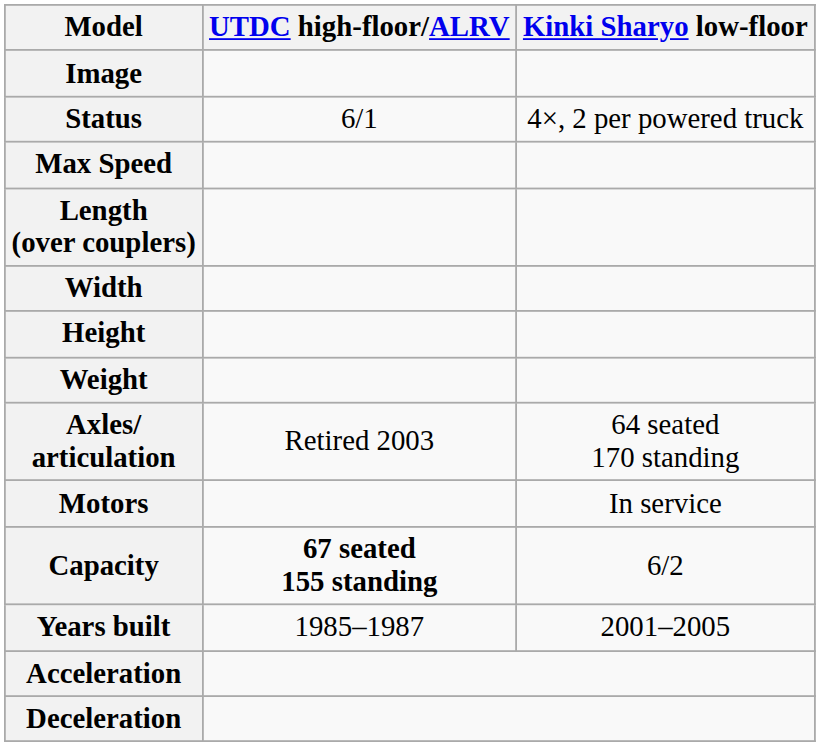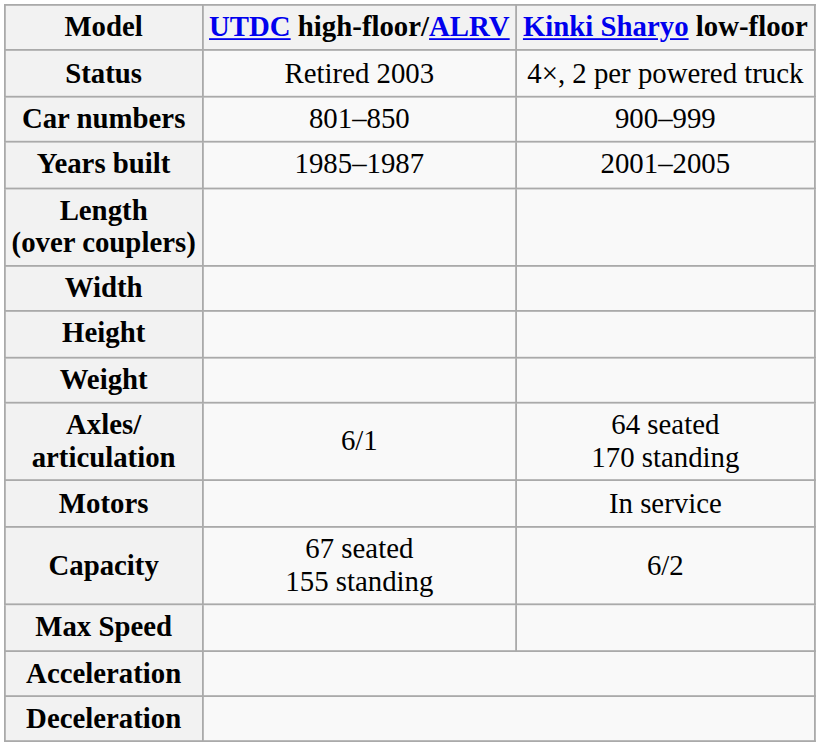- row: (104, 73)
(359, 118) 6/1 -> (359, 73) Retired 2003
+ row: (104, 118)
rows swapped: (104, 626) <-> (104, 164)
(359, 441) Retired 2003 -> (359, 441) 6/1
(359, 565) bold -> (359, 565) normal
